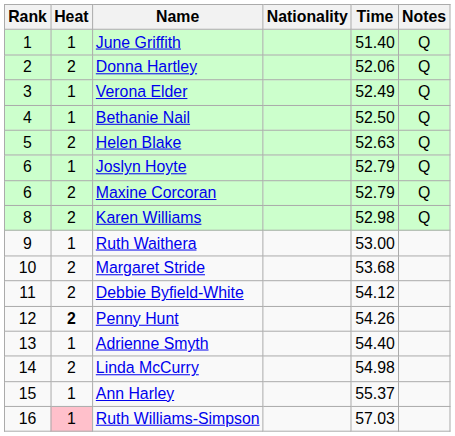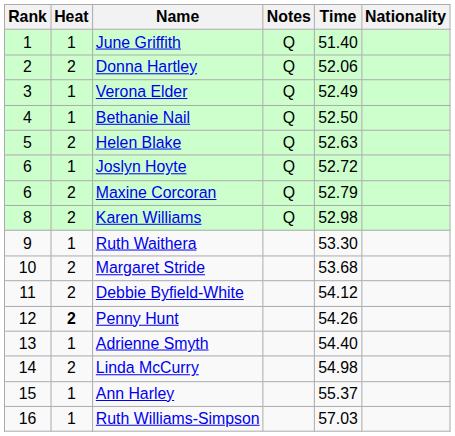columns swapped: (307, 17) <-> (424, 17)
(375, 167) 52.79 -> (338, 167) 52.72
(375, 243) 53.00 -> (338, 243) 53.30
(71, 419) pink background -> (71, 419) no background
